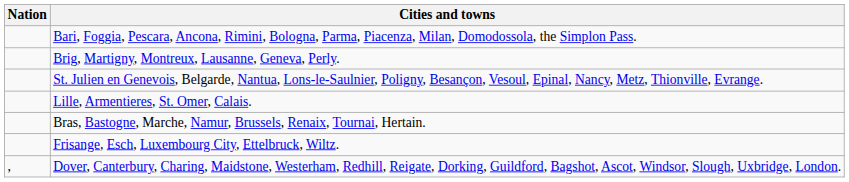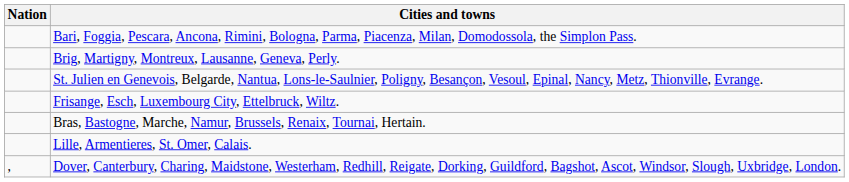rows swapped: (196, 144) <-> (152, 101)
